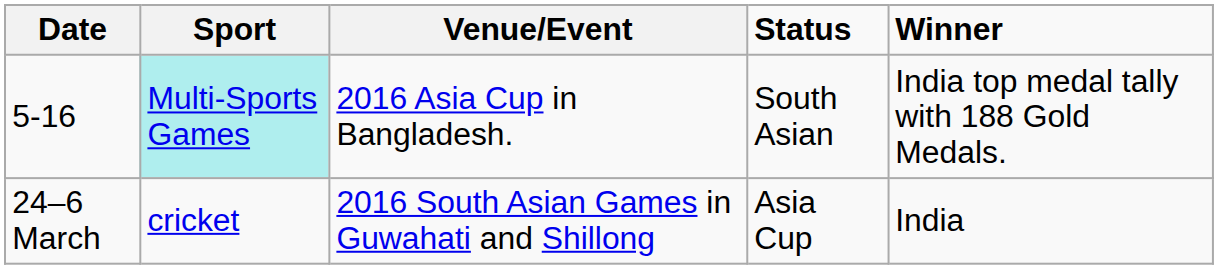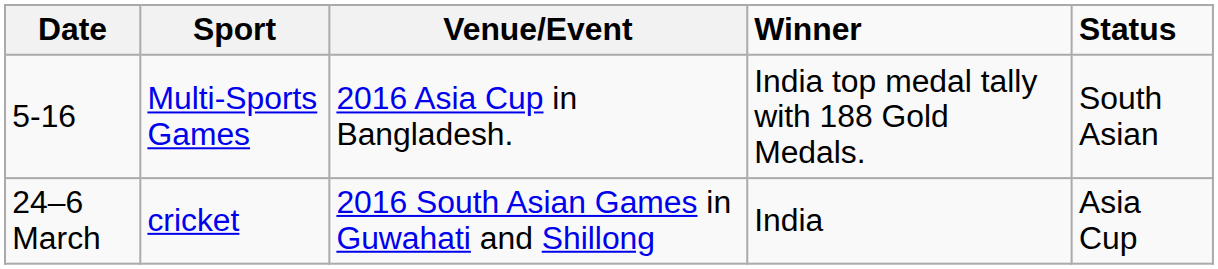columns swapped: (803, 29) <-> (949, 29)
(232, 116) paleturquoise background -> (232, 116) no background
